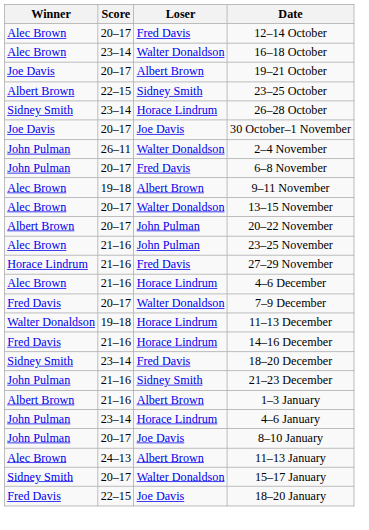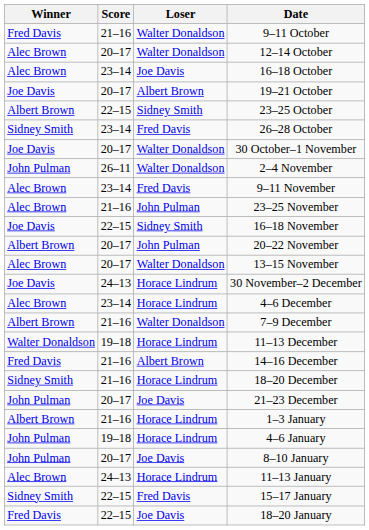+ row: (296, 33)
(163, 33) Fred Davis -> (181, 52) Walter Donaldson
(181, 52) Walter Donaldson -> (160, 71) Joe Davis
(177, 110) Horace Lindrum -> (163, 129) Fred Davis
(160, 129) Joe Davis -> (181, 149) Walter Donaldson
- row: (291, 168)
(116, 187) 19–18 -> (116, 187) 23–14
(170, 187) Albert Brown -> (163, 187) Fred Davis
rows swapped: (291, 206) <-> (291, 245)
+ row: (296, 226)
- row: (291, 264)
+ row: (296, 284)
(116, 284) 21–16 -> (116, 303) 23–14
(34, 303) Fred Davis -> (41, 322) Albert Brown
(116, 303) 20–17 -> (116, 322) 21–16
(177, 341) Horace Lindrum -> (170, 361) Albert Brown
(116, 361) 23–14 -> (116, 380) 21–16
(163, 361) Fred Davis -> (177, 380) Horace Lindrum
(116, 380) 21–16 -> (116, 399) 20–17
(170, 380) Sidney Smith -> (160, 399) Joe Davis
(170, 399) Albert Brown -> (177, 419) Horace Lindrum
(116, 419) 23–14 -> (116, 438) 19–18
(170, 457) Albert Brown -> (177, 476) Horace Lindrum
(116, 476) 20–17 -> (116, 496) 22–15
(181, 476) Walter Donaldson -> (163, 496) Fred Davis
